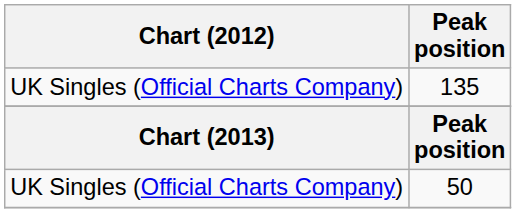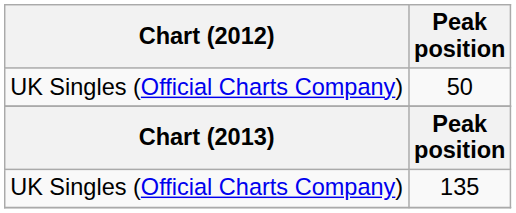rows swapped: (460, 86) <-> (460, 187)
